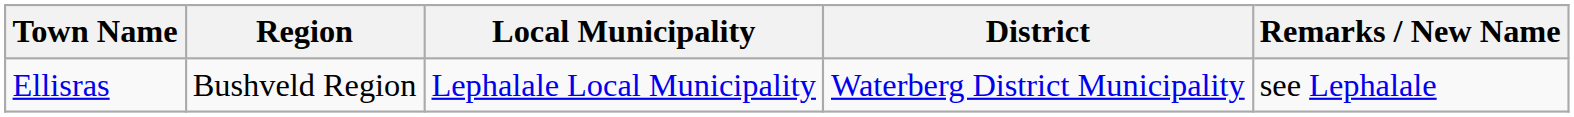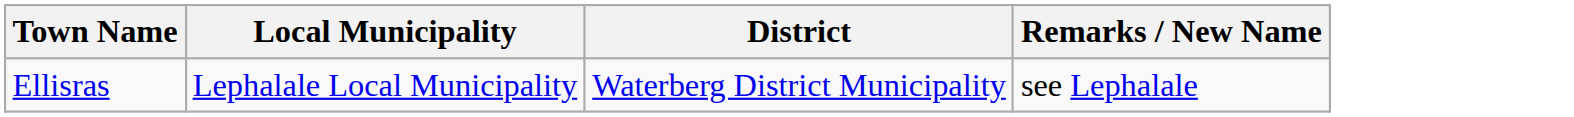- column: (305, 31)
